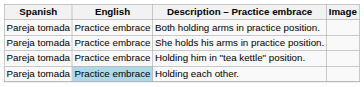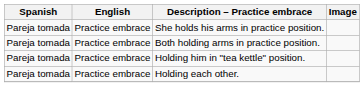rows swapped: (237, 27) <-> (240, 43)
(113, 74) lightblue background -> (113, 74) no background
